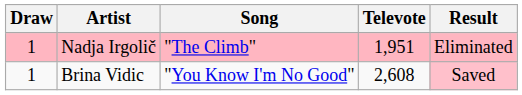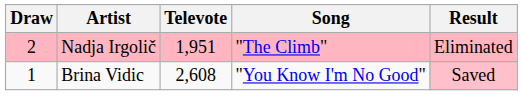columns swapped: (259, 18) <-> (394, 18)
(32, 47) 1 -> (32, 47) 2
